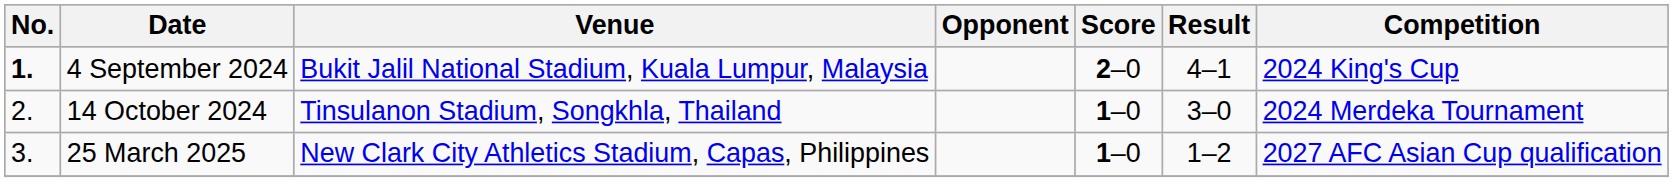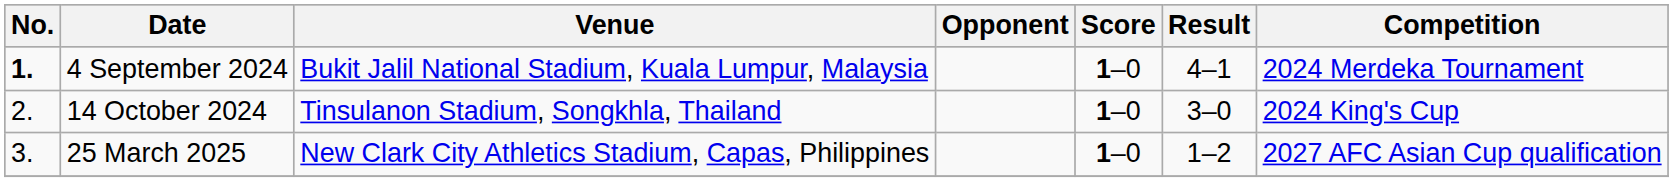(1118, 68) 2–0 -> (1118, 68) 1–0
(1361, 68) 2024 King's Cup -> (1423, 68) 2024 Merdeka Tournament
(1423, 111) 2024 Merdeka Tournament -> (1361, 111) 2024 King's Cup
